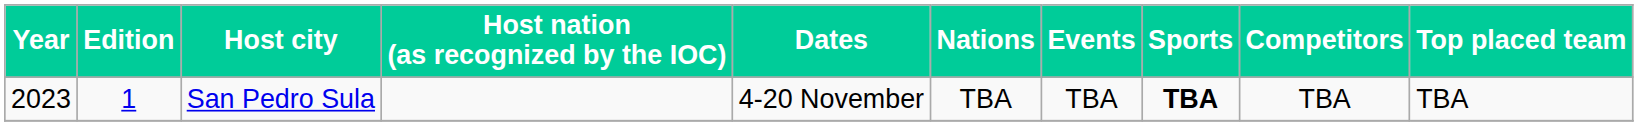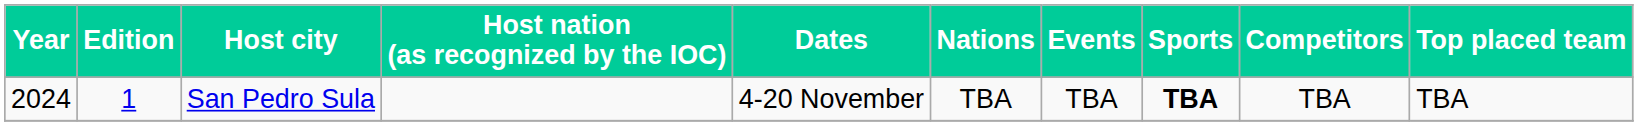(41, 98) 2023 -> (41, 98) 2024
